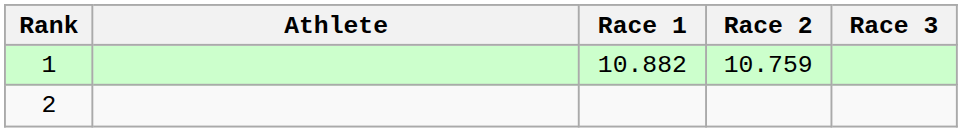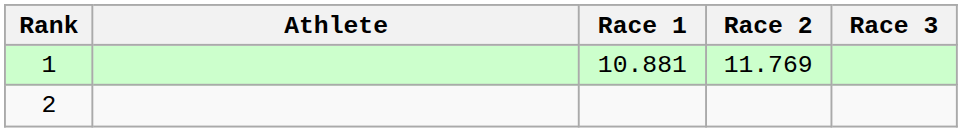(642, 65) 10.882 -> (642, 65) 10.881
(768, 65) 10.759 -> (768, 65) 11.769
